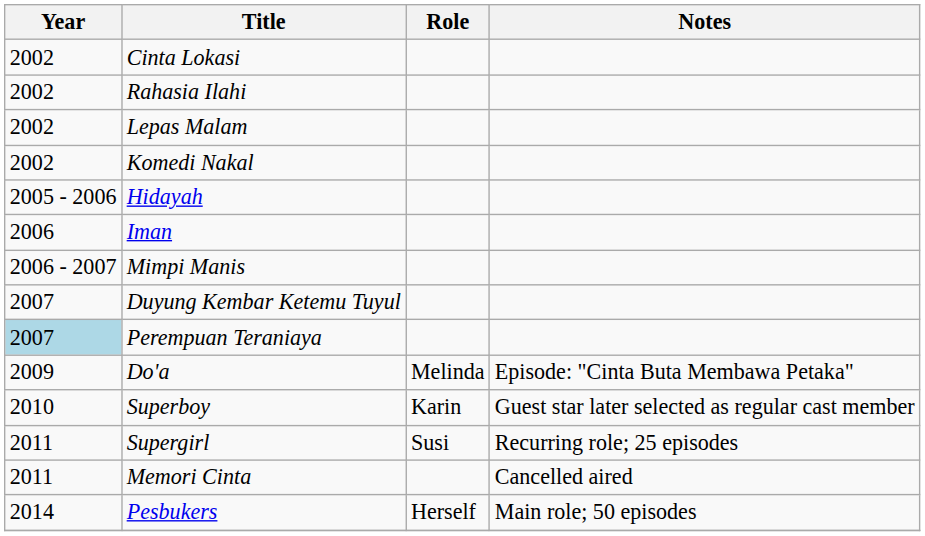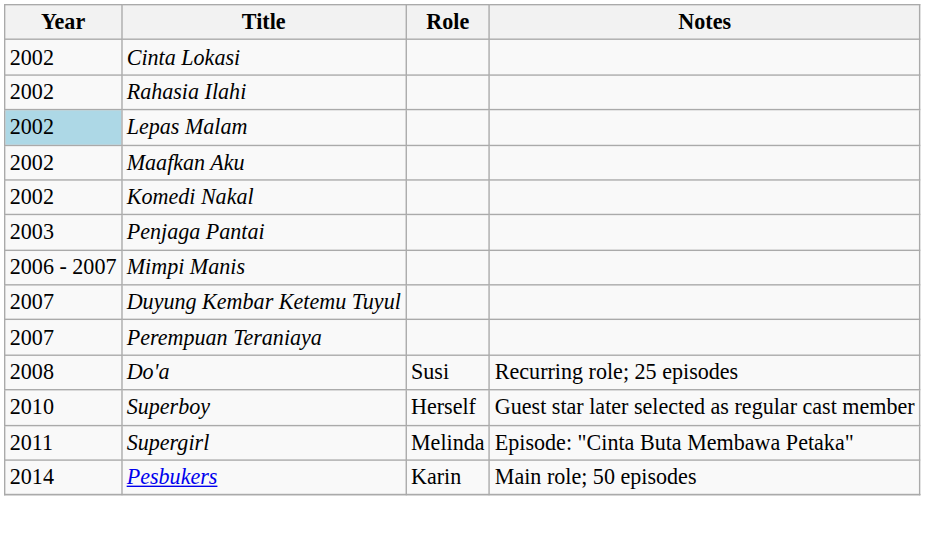(32, 127) no background -> (32, 127) lightblue background
+ row: (186, 162)
+ row: (196, 232)
- row: (165, 197)
- row: (149, 232)
(32, 337) lightblue background -> (32, 337) no background
(32, 372) 2009 -> (32, 372) 2008
(448, 372) Melinda -> (430, 372) Susi
(674, 372) Episode: "Cinta Buta Membawa Petaka" -> (616, 372) Recurring role; 25 episodes
(436, 407) Karin -> (443, 407) Herself
(430, 442) Susi -> (448, 442) Melinda
(616, 442) Recurring role; 25 episodes -> (674, 442) Episode: "Cinta Buta Membawa Petaka"
- row: (189, 477)
(443, 512) Herself -> (436, 477) Karin
